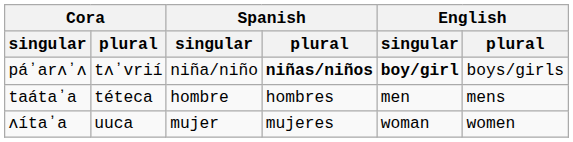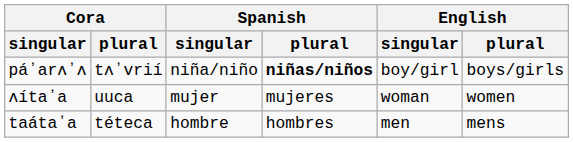(420, 71) bold -> (420, 71) normal
rows swapped: (43, 97) <-> (38, 124)
